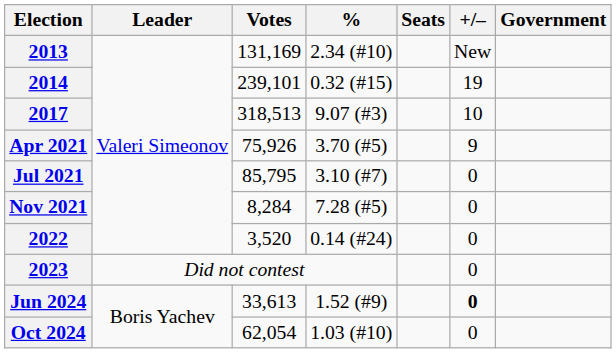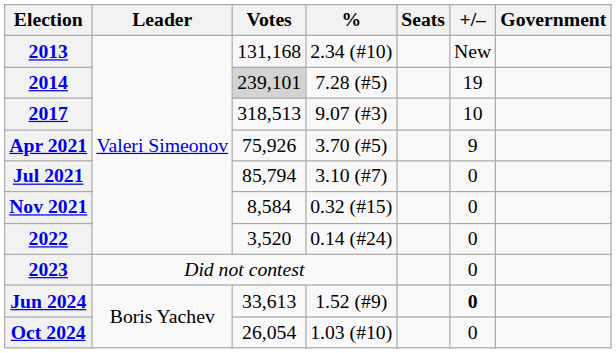(269, 51) 131,169 -> (269, 51) 131,168
(269, 82) no background -> (269, 82) lightgrey background
(351, 82) 0.32 (#15) -> (351, 82) 7.28 (#5)
(269, 176) 85,795 -> (269, 176) 85,794
(269, 207) 8,284 -> (269, 207) 8,584
(351, 207) 7.28 (#5) -> (351, 207) 0.32 (#15)
(269, 332) 62,054 -> (269, 332) 26,054
